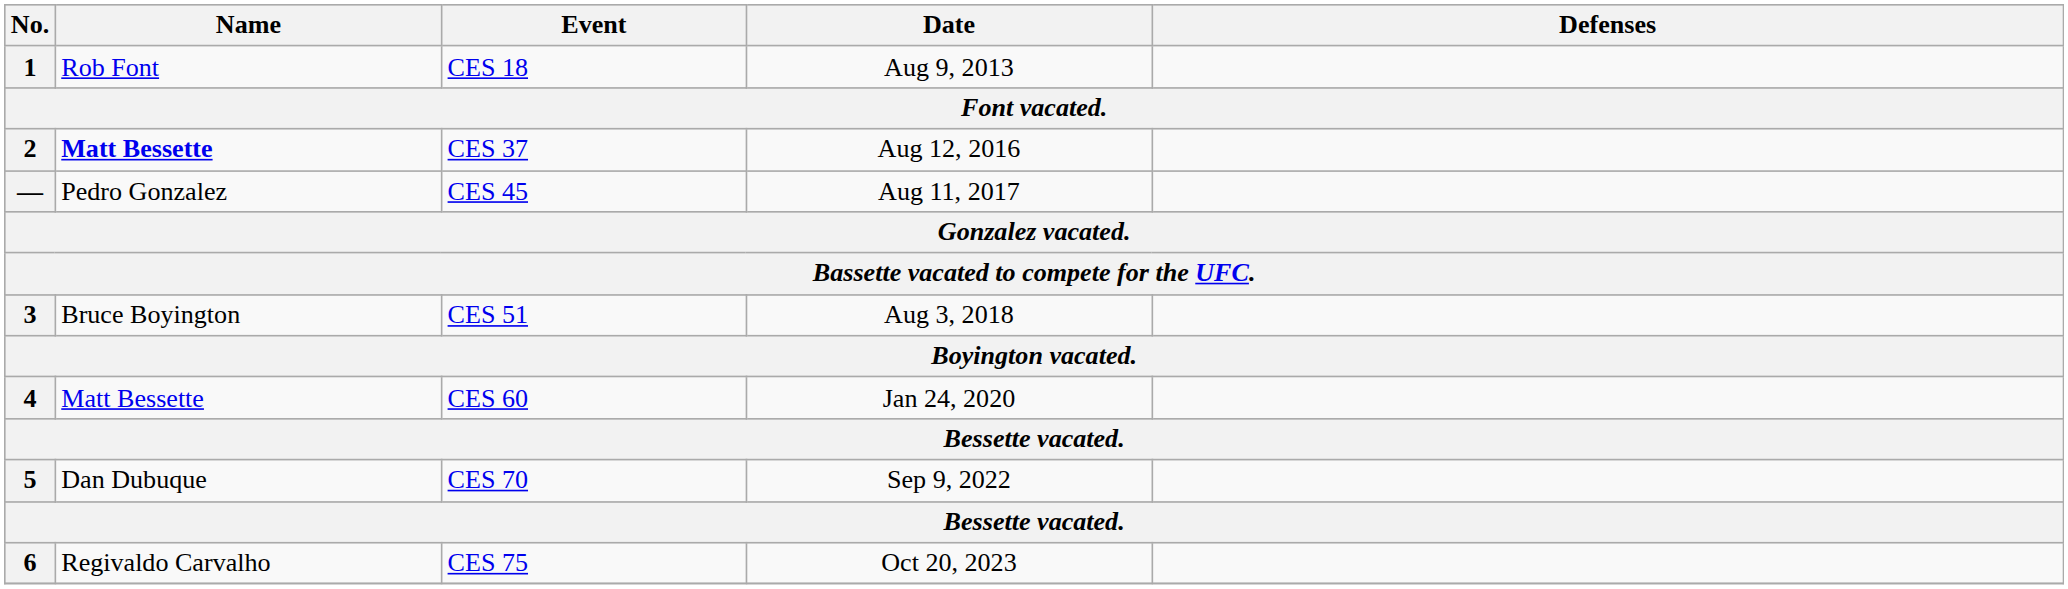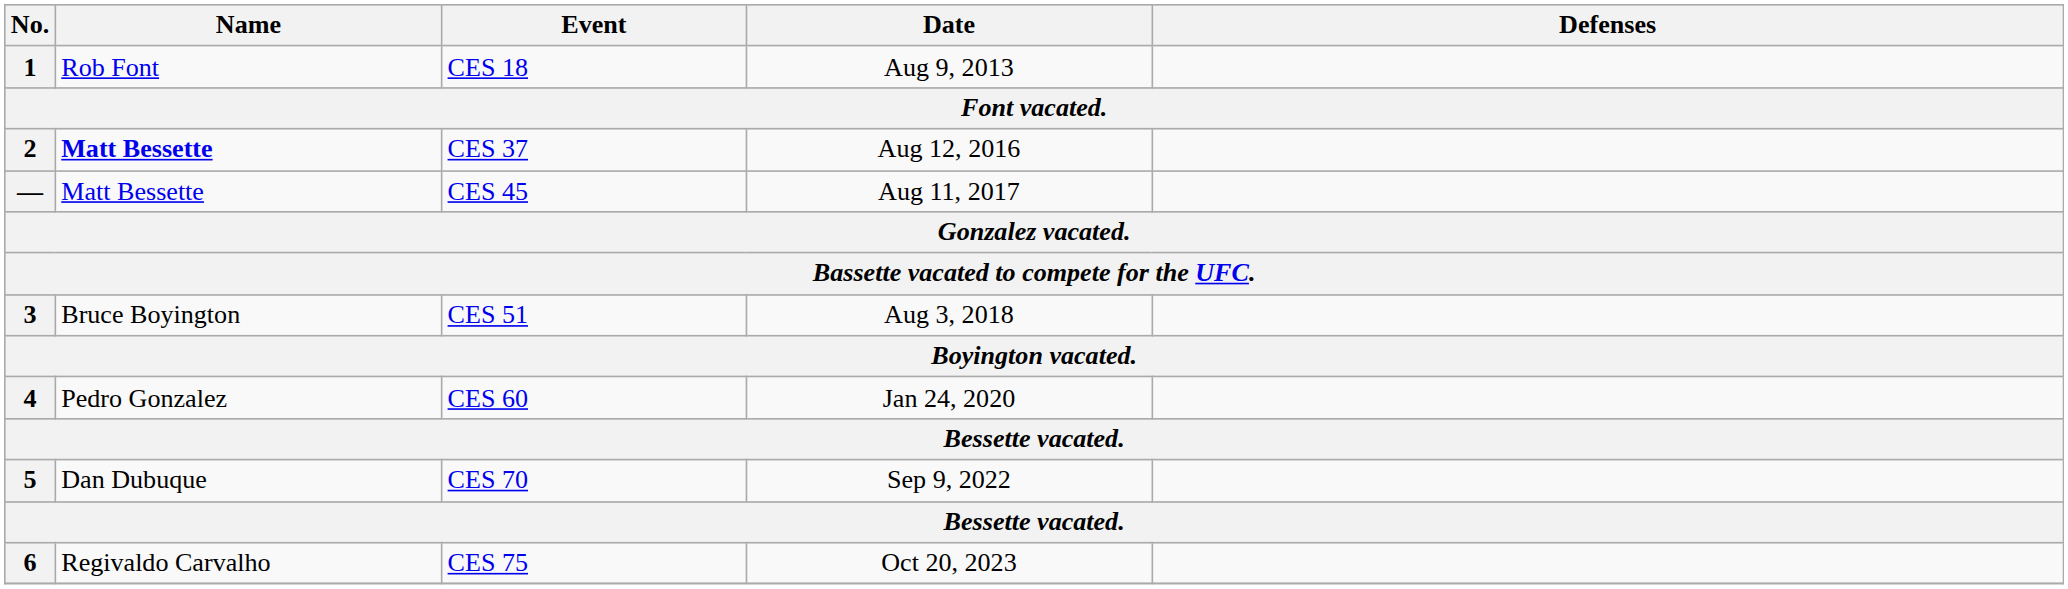(144, 190) Pedro Gonzalez -> (133, 190) Matt Bessette
(133, 397) Matt Bessette -> (144, 397) Pedro Gonzalez
